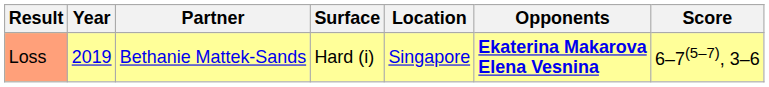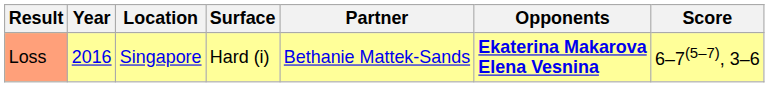columns swapped: (429, 18) <-> (213, 18)
(92, 57) 2019 -> (92, 57) 2016
